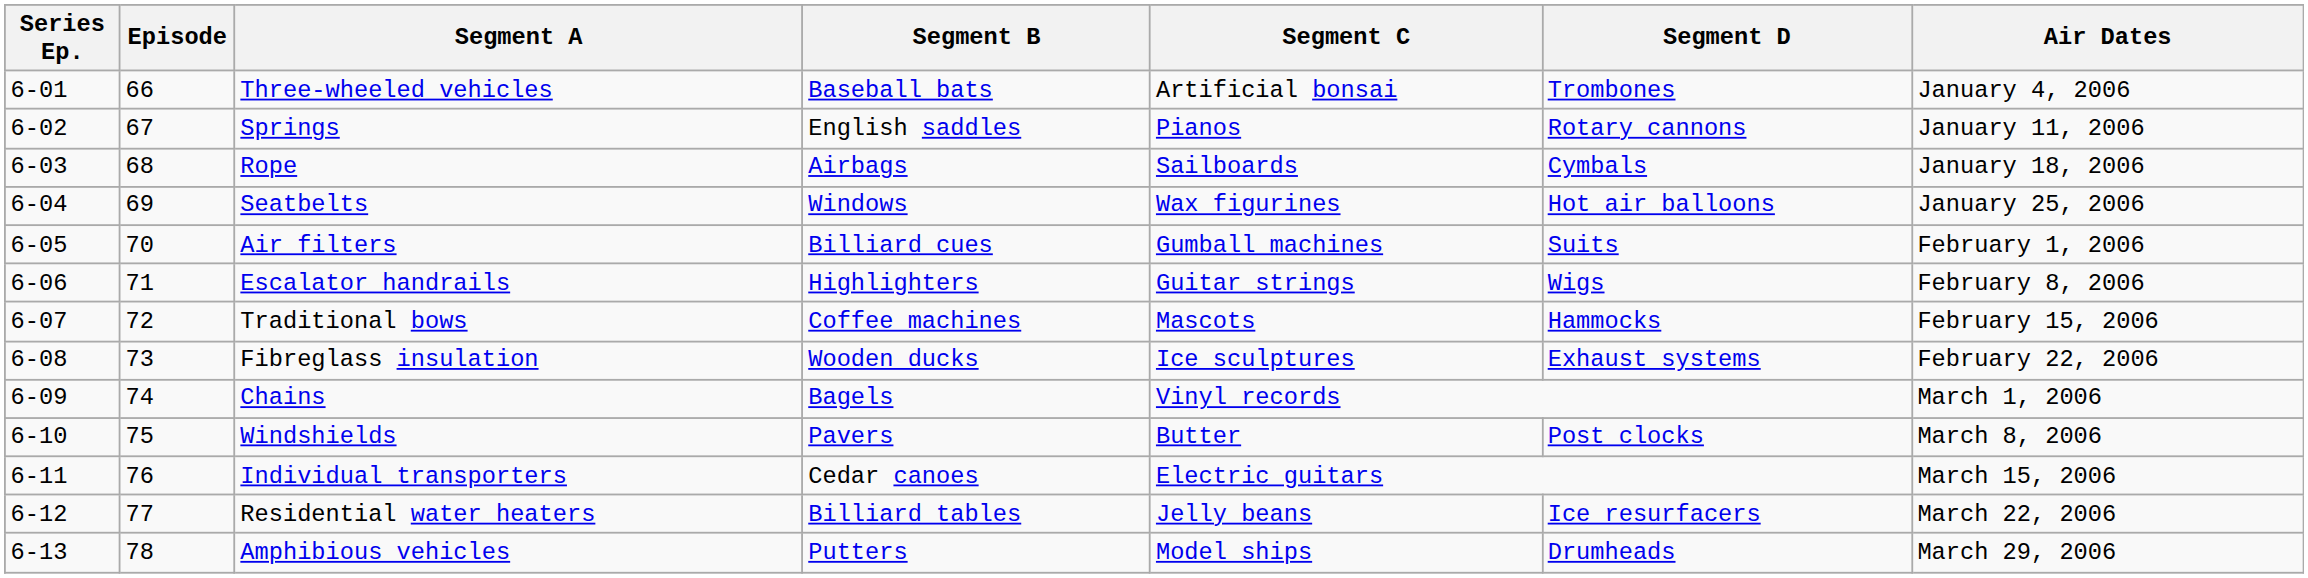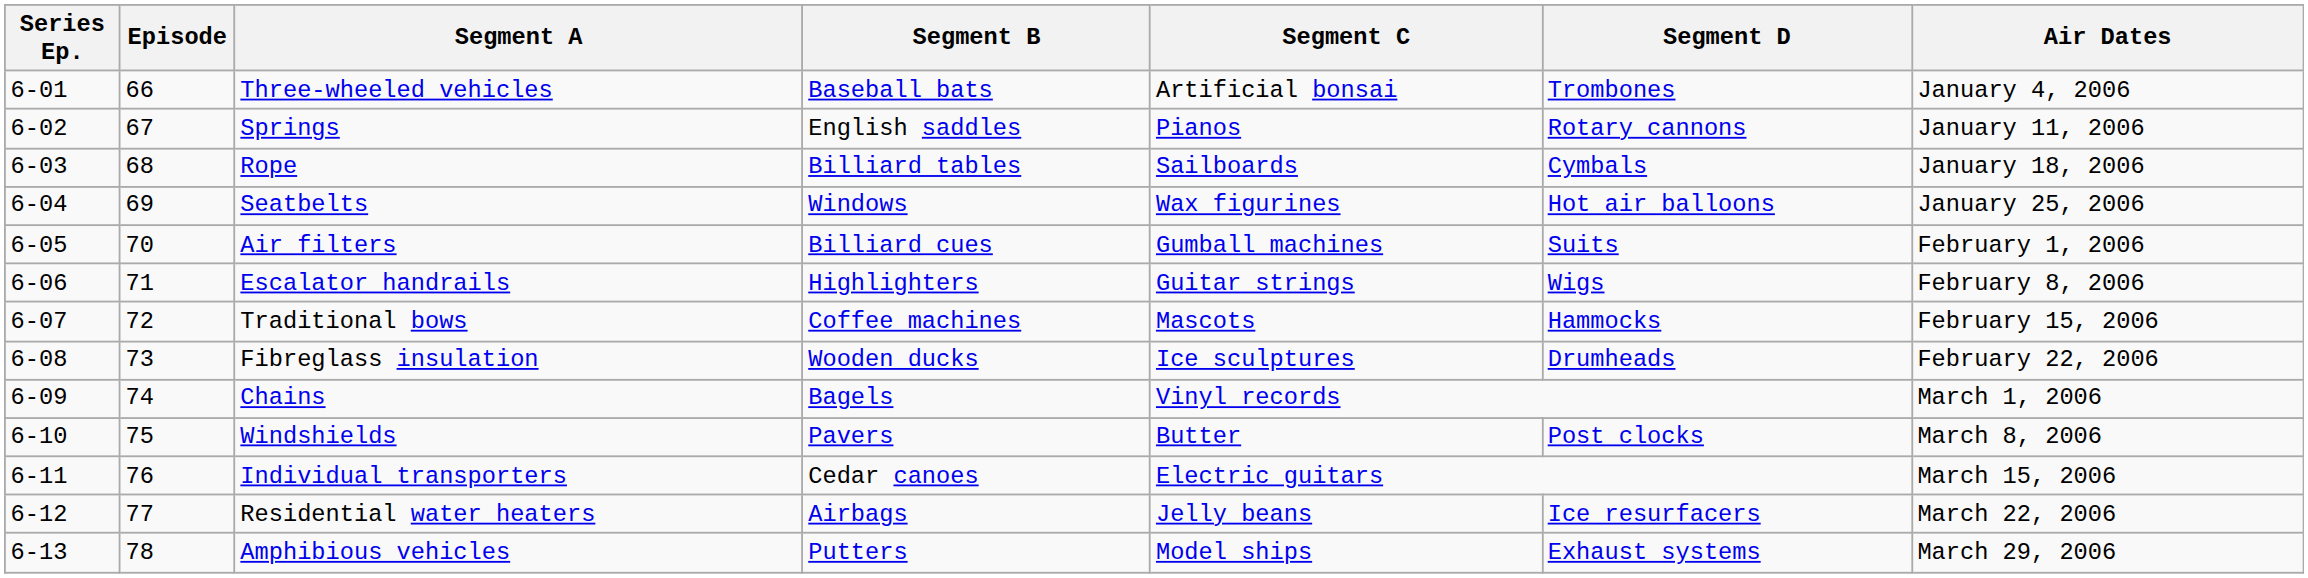(858, 167) Airbags -> (915, 167) Billiard tables
(1654, 360) Exhaust systems -> (1612, 360) Drumheads
(915, 514) Billiard tables -> (858, 514) Airbags
(1612, 553) Drumheads -> (1654, 553) Exhaust systems
